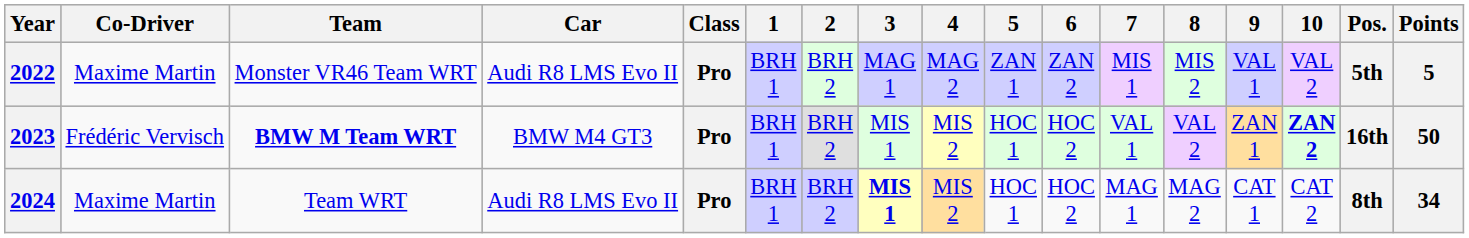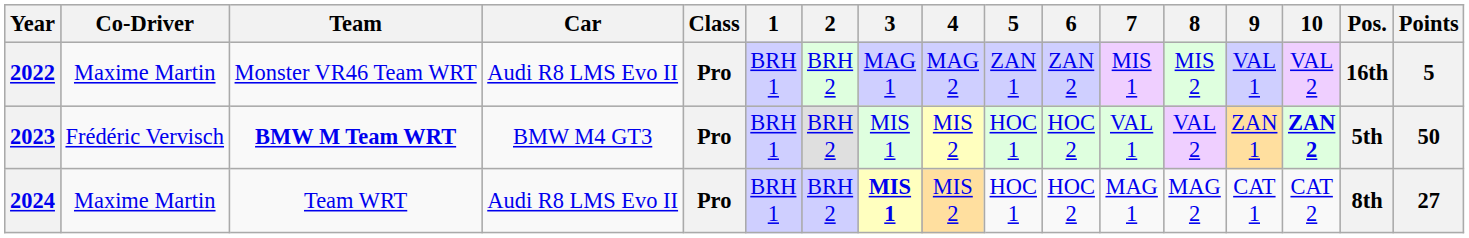(1367, 73) 5th -> (1367, 73) 16th
(1367, 137) 16th -> (1367, 137) 5th
(1429, 200) 34 -> (1429, 200) 27
